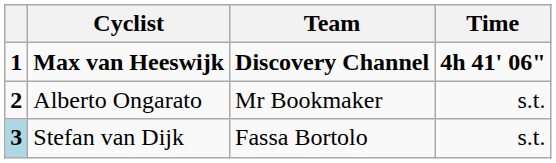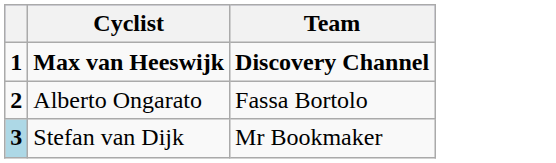- column: (493, 23)
(309, 99) Mr Bookmaker -> (301, 99) Fassa Bortolo
(301, 137) Fassa Bortolo -> (309, 137) Mr Bookmaker
